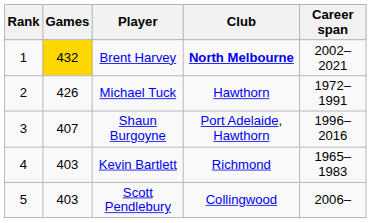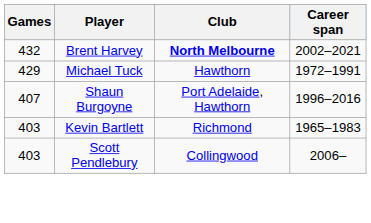- column: (23, 22)
(67, 57) gold background -> (29, 50) no background
(67, 93) 426 -> (29, 71) 429
